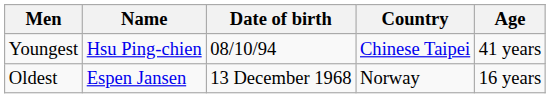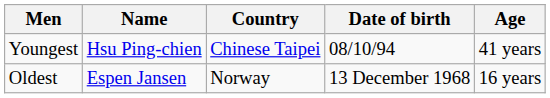columns swapped: (415, 19) <-> (281, 19)
